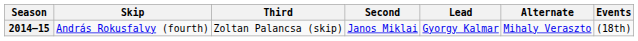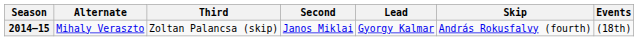columns swapped: (133, 12) <-> (547, 12)
